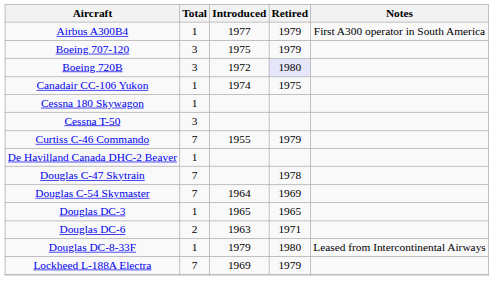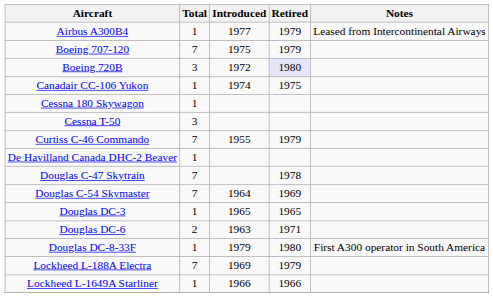(399, 31) First A300 operator in South America -> (399, 31) Leased from Intercontinental Airways
(195, 49) 3 -> (195, 49) 7
(399, 247) Leased from Intercontinental Airways -> (399, 247) First A300 operator in South America
+ row: (92, 283)
